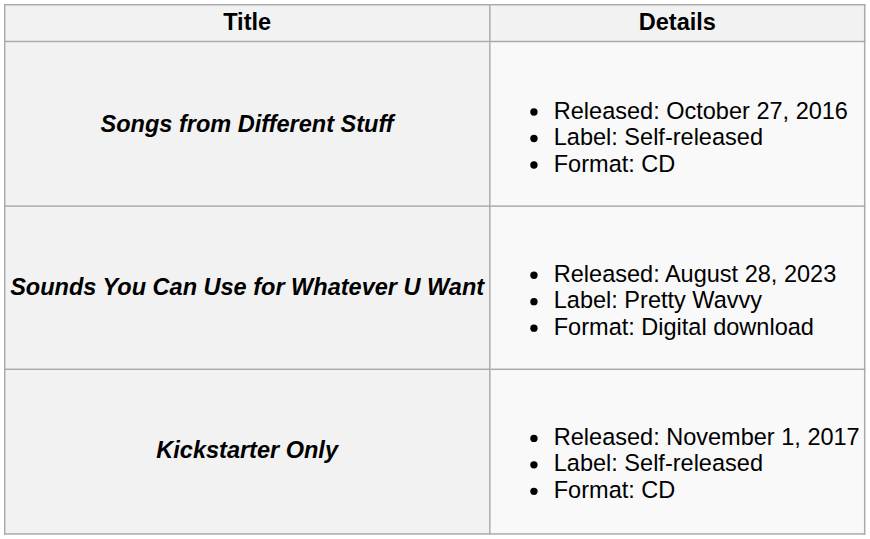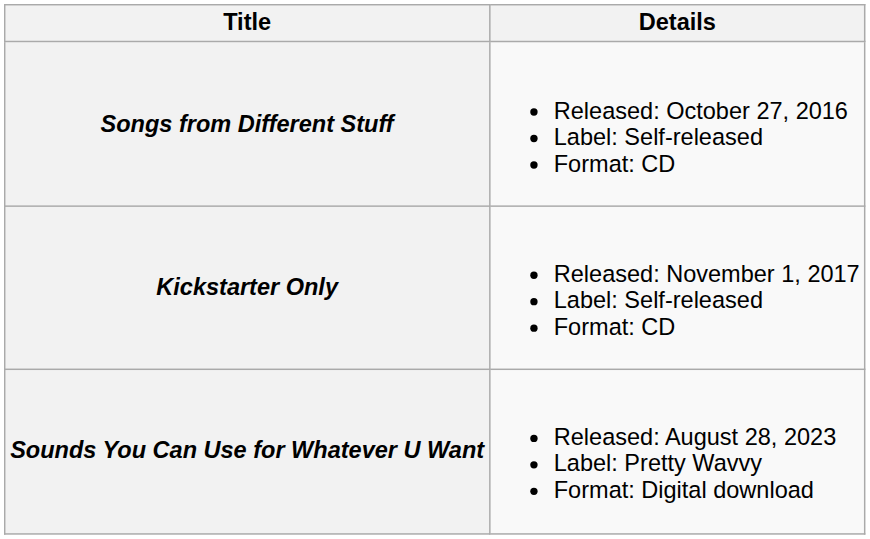rows swapped: (247, 451) <-> (247, 287)
